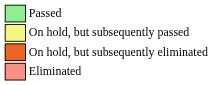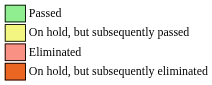rows swapped: (118, 52) <-> (55, 71)
